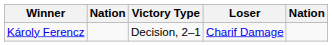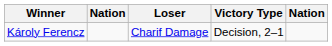columns swapped: (166, 13) <-> (245, 13)
